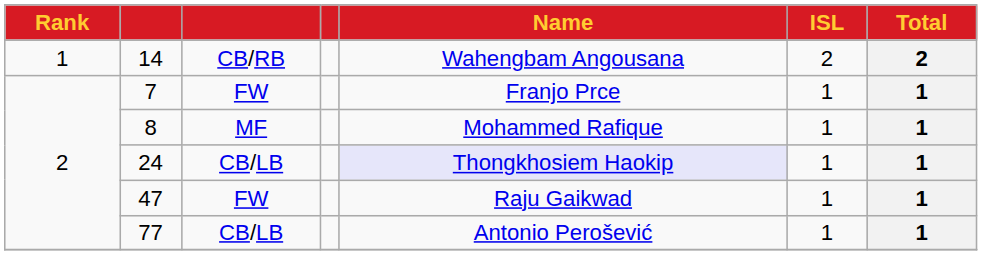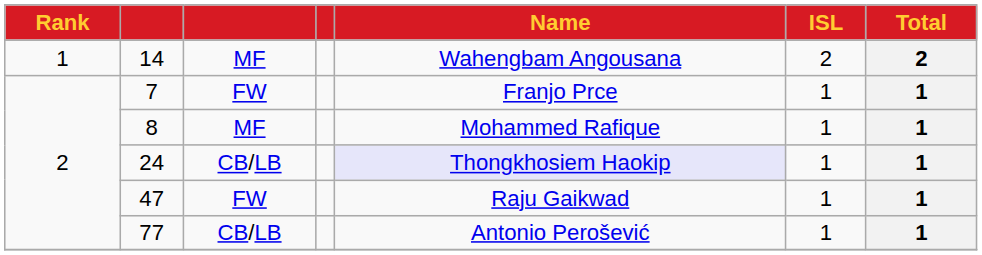(251, 58) CB/RB -> (250, 58) MF
